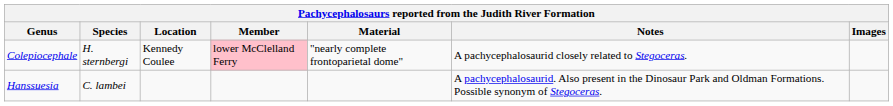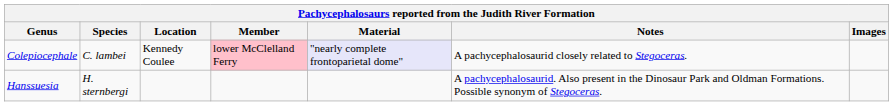(105, 55) H. sternbergi -> (104, 55) C. lambei
(357, 55) no background -> (357, 55) lavender background
(104, 85) C. lambei -> (105, 85) H. sternbergi
